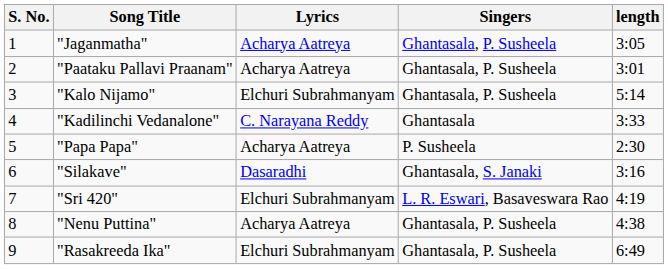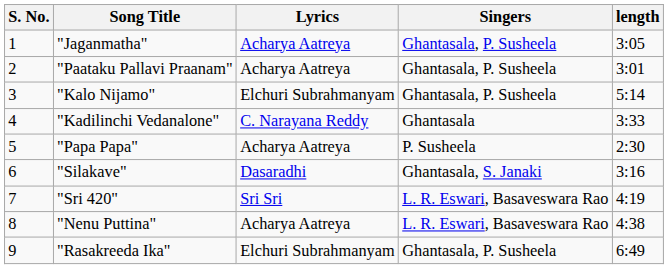(317, 198) Elchuri Subrahmanyam -> (261, 198) Sri Sri
(479, 224) Ghantasala, P. Susheela -> (505, 224) L. R. Eswari, Basaveswara Rao
